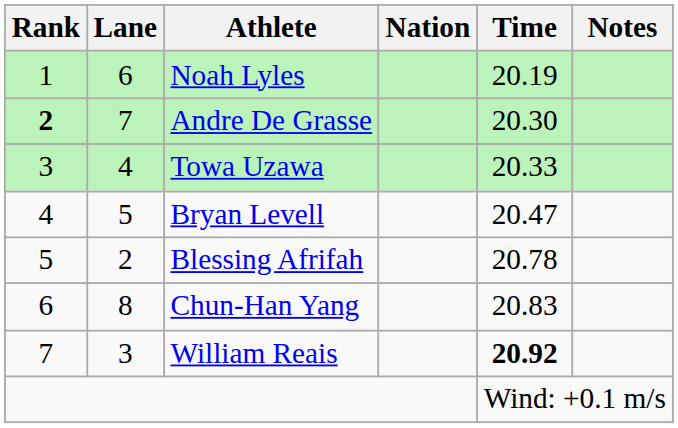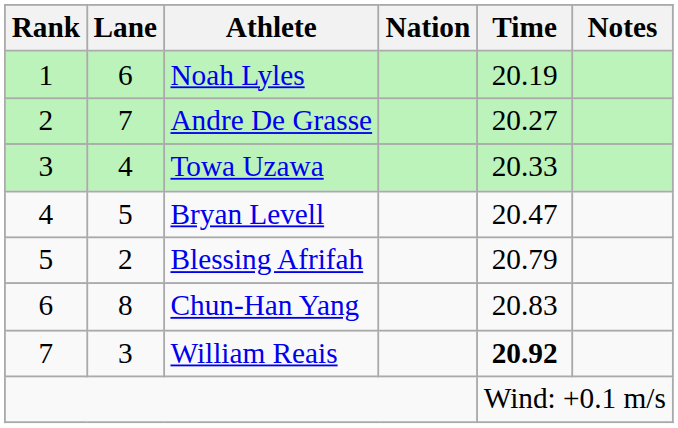(46, 120) bold -> (46, 120) normal
(525, 120) 20.30 -> (525, 120) 20.27
(525, 259) 20.78 -> (525, 259) 20.79
